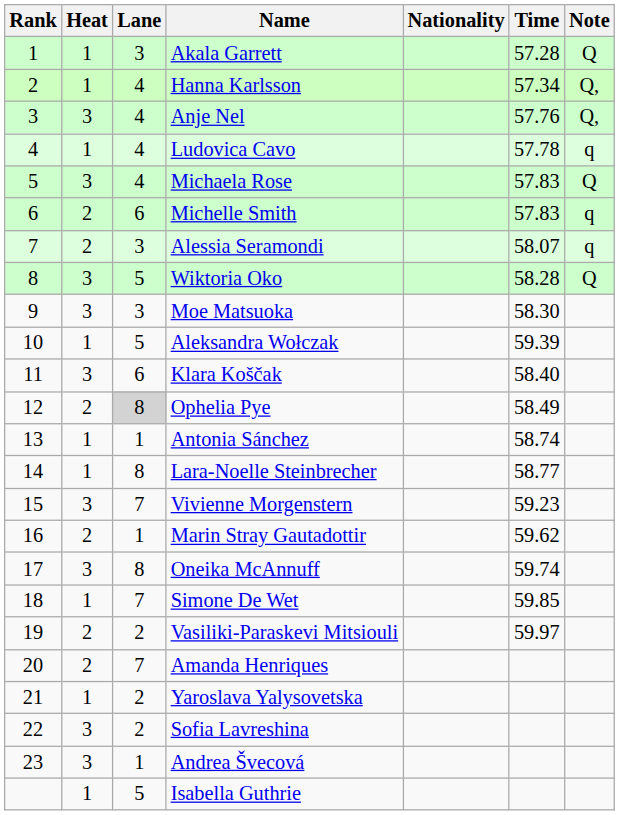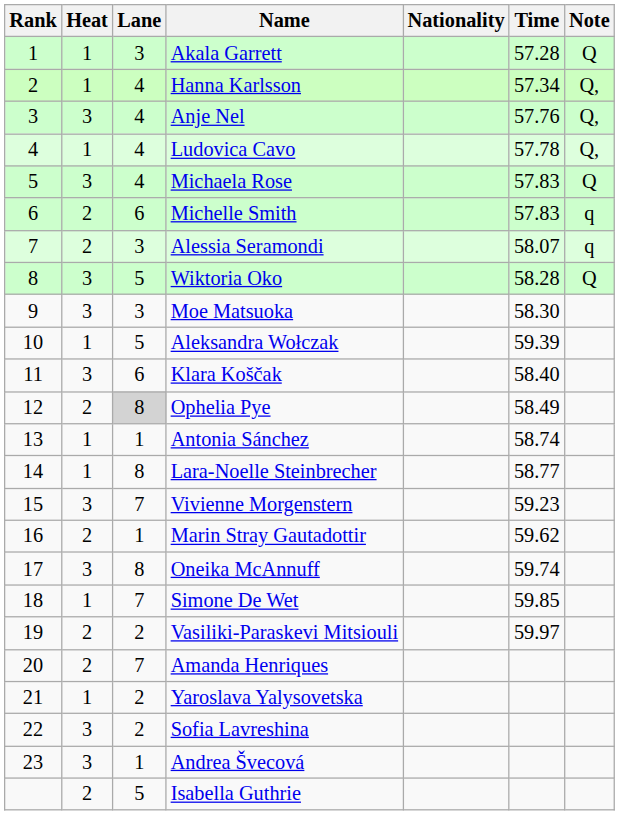(589, 149) q -> (589, 149) Q,
(87, 794) 1 -> (87, 794) 2
